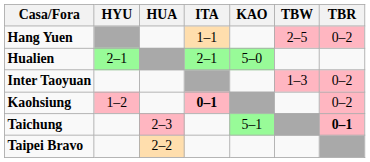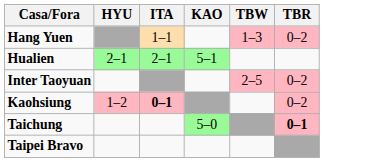- column: (162, 15)
(297, 37) 2–5 -> (252, 37) 1–3
(252, 59) 5–0 -> (207, 59) 5–1
(297, 80) 1–3 -> (252, 80) 2–5
(252, 124) 5–1 -> (207, 124) 5–0
